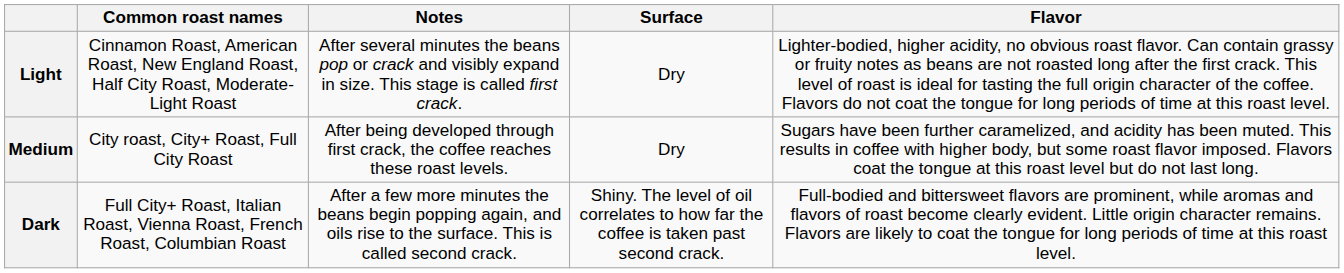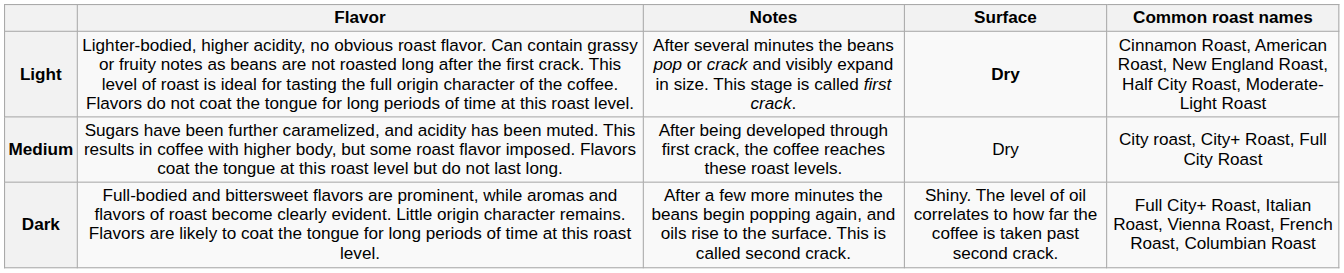columns swapped: (193, 18) <-> (1056, 18)
(671, 74) normal -> (1005, 74) bold
